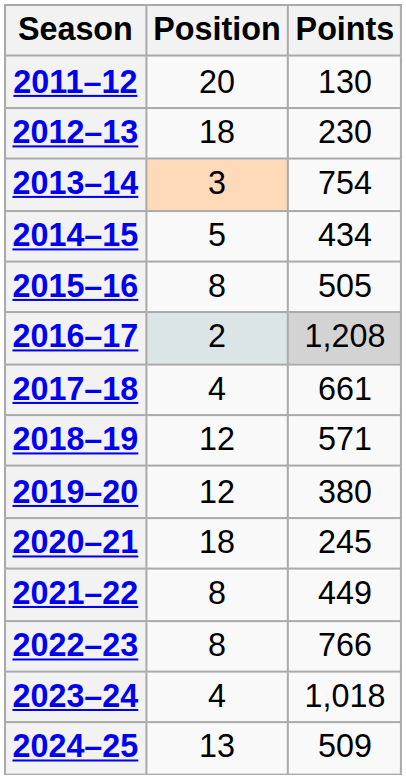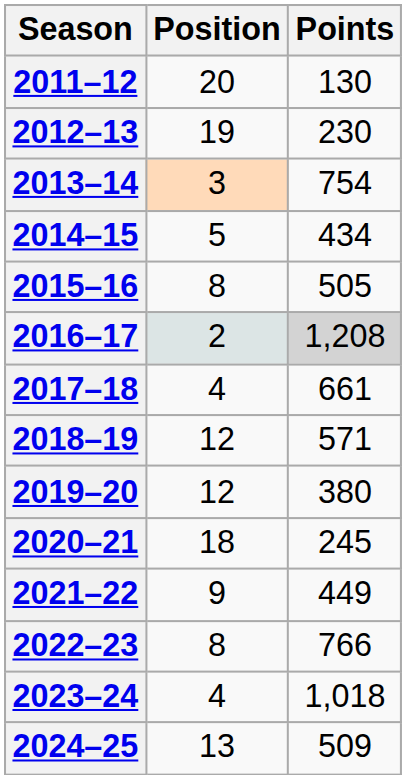(217, 132) 18 -> (217, 132) 19
(217, 593) 8 -> (217, 593) 9
